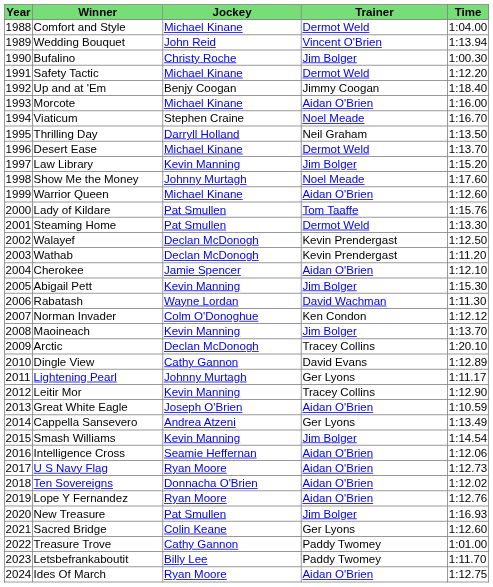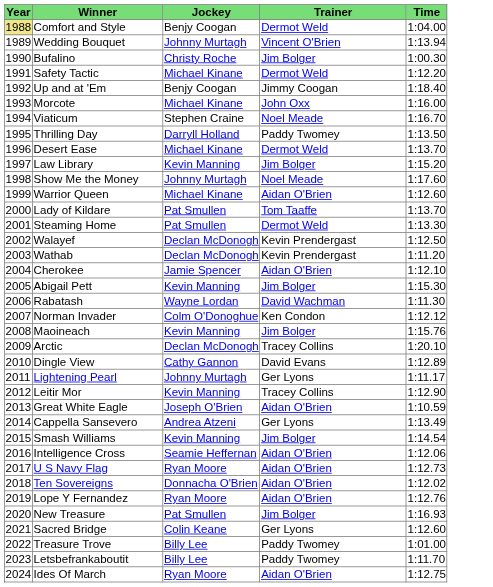(18, 27) no background -> (18, 27) khaki background
(203, 27) Michael Kinane -> (200, 27) Benjy Coogan
(190, 42) John Reid -> (205, 42) Johnny Murtagh
(338, 103) Aidan O'Brien -> (285, 103) John Oxx
(335, 134) Neil Graham -> (300, 134) Paddy Twomey
(468, 210) 1:15.76 -> (427, 210) 1:13.70
(468, 331) 1:13.70 -> (427, 331) 1:15.76
(201, 544) Cathy Gannon -> (186, 544) Billy Lee
